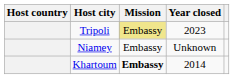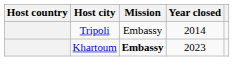(143, 30) khaki background -> (143, 30) no background
(195, 30) 2023 -> (195, 30) 2014
- row: (95, 47)
(195, 64) 2014 -> (195, 47) 2023
